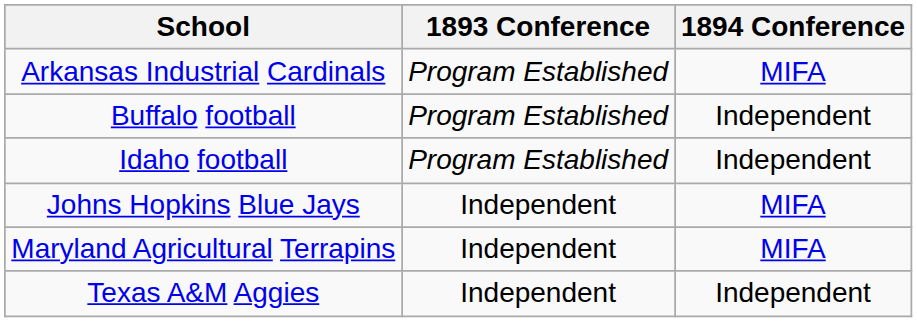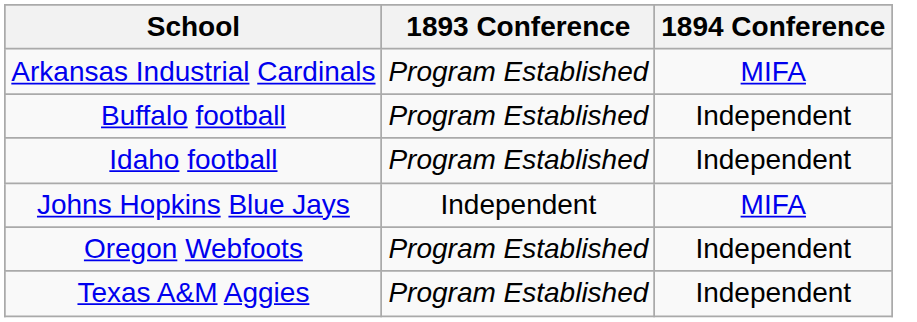- row: (203, 248)
+ row: (193, 248)
(538, 293) Independent -> (518, 293) Program Established
